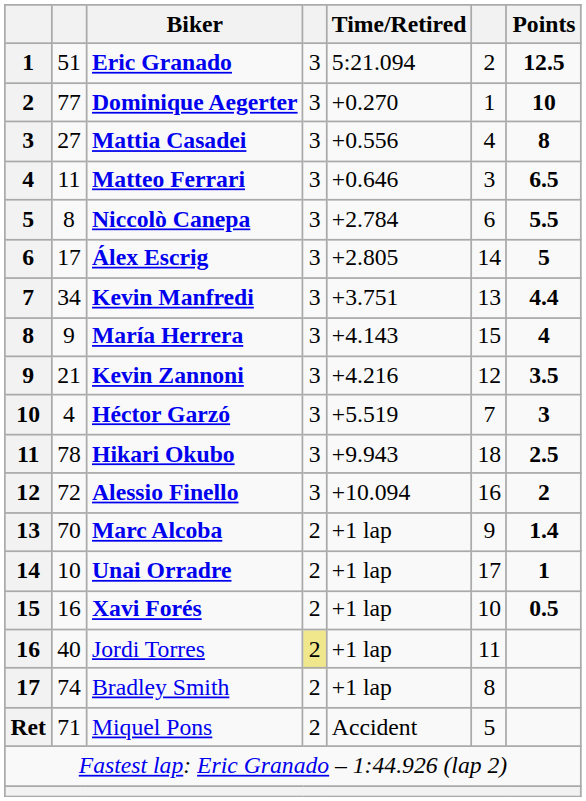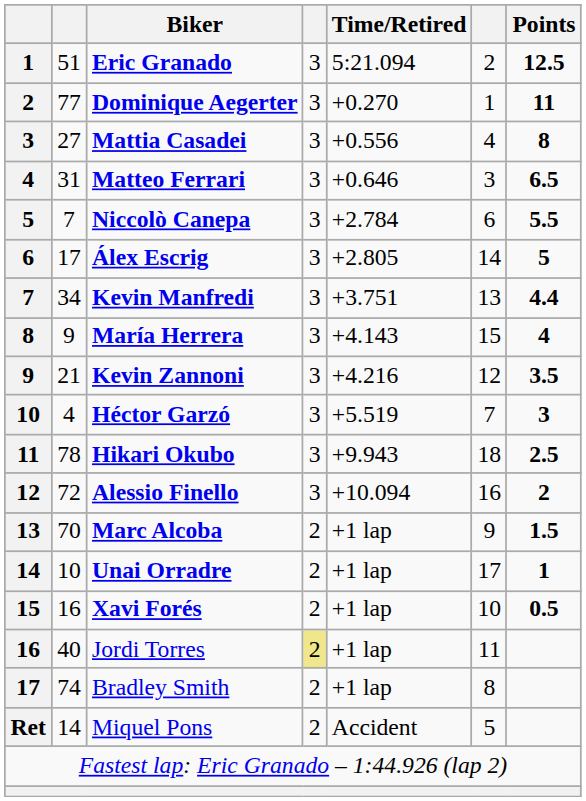(544, 101) 10 -> (544, 101) 11
(69, 179) 11 -> (69, 179) 31
(69, 218) 8 -> (69, 218) 7
(544, 531) 1.4 -> (544, 531) 1.5
(69, 726) 71 -> (69, 726) 14
